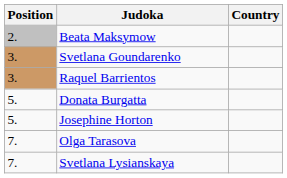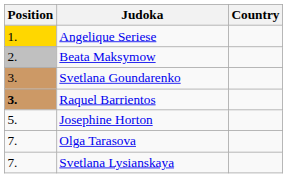+ row: (108, 36)
(12, 78) normal -> (12, 99) bold
- row: (103, 99)
